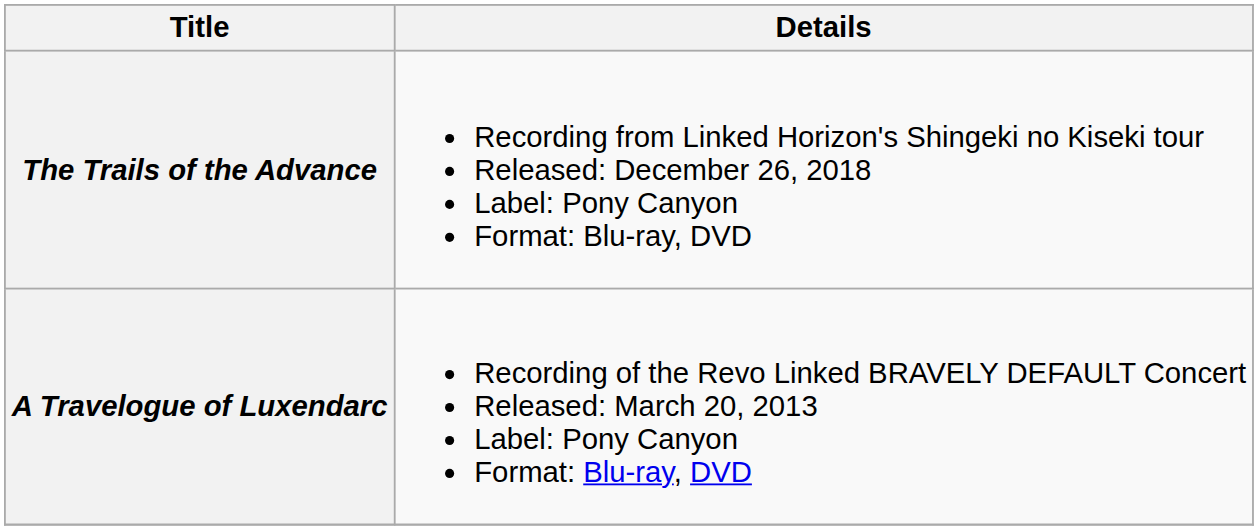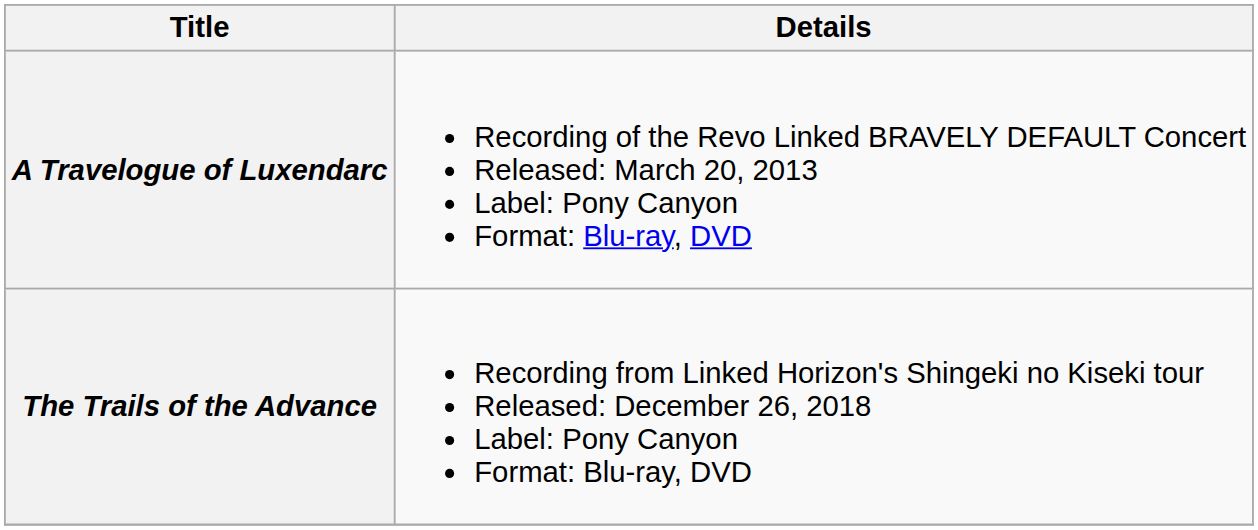rows swapped: (200, 406) <-> (200, 169)
